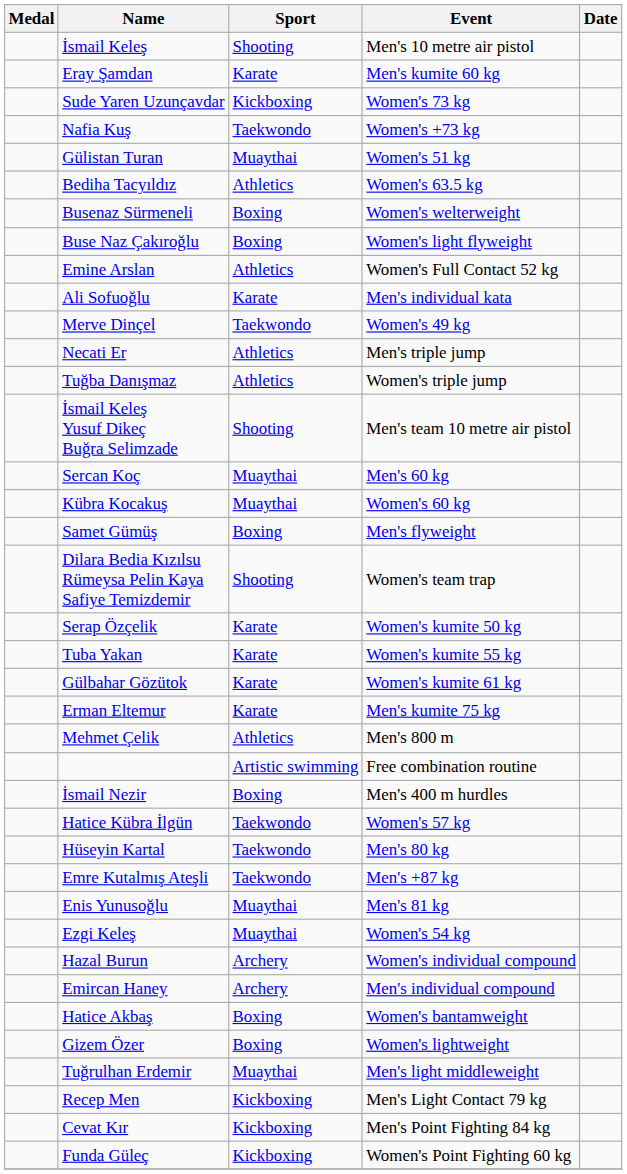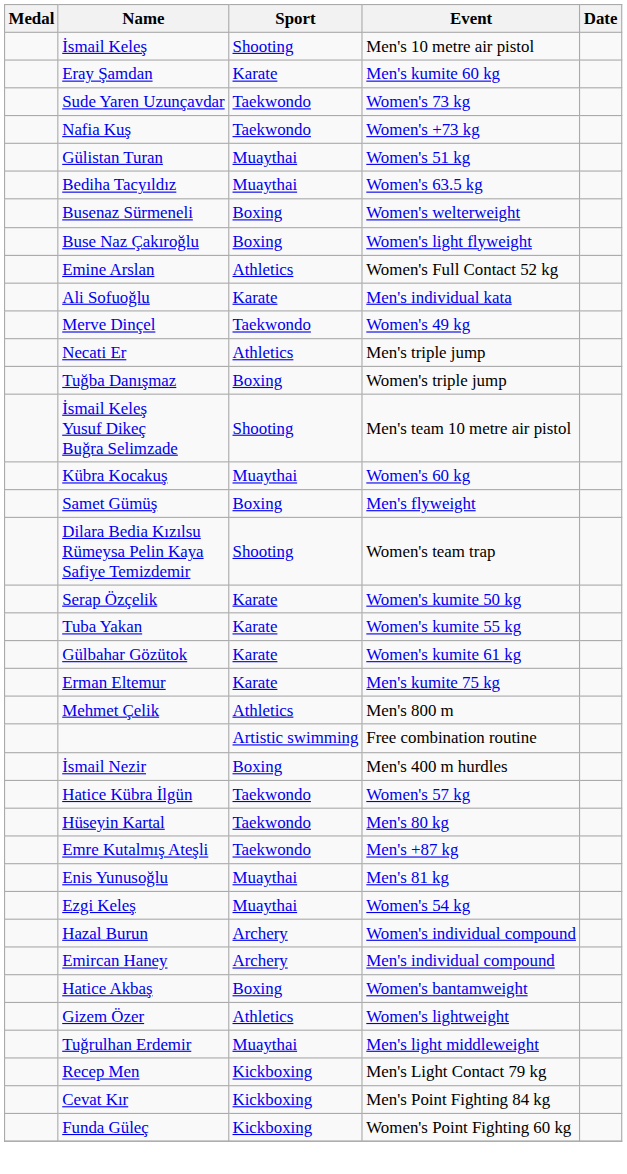(272, 102) Kickboxing -> (272, 102) Taekwondo
(263, 185) Athletics -> (265, 185) Muaythai
(263, 380) Athletics -> (257, 380) Boxing
- row: (101, 475)
(257, 1044) Boxing -> (263, 1016) Athletics
